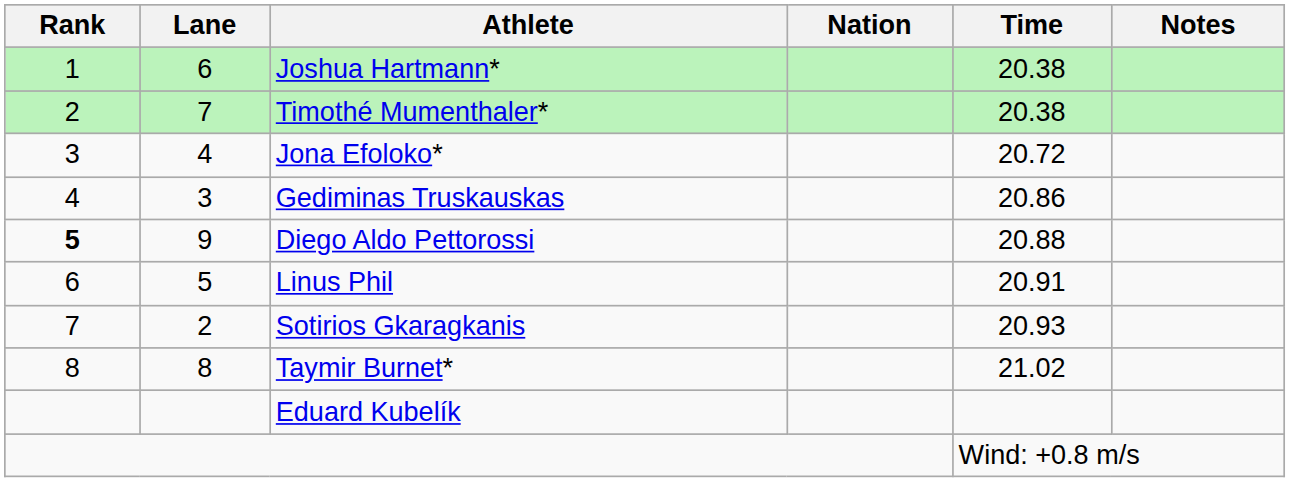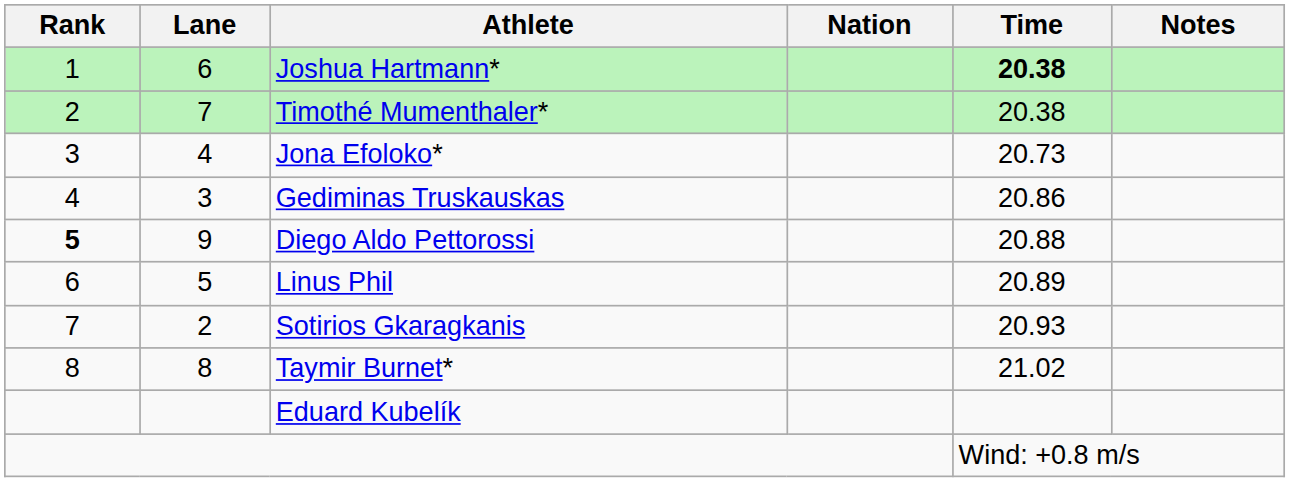(1032, 68) normal -> (1032, 68) bold
(1032, 154) 20.72 -> (1032, 154) 20.73
(1032, 283) 20.91 -> (1032, 283) 20.89
